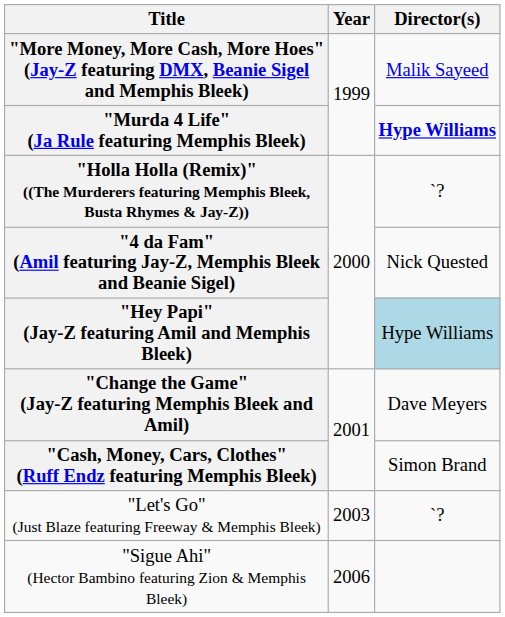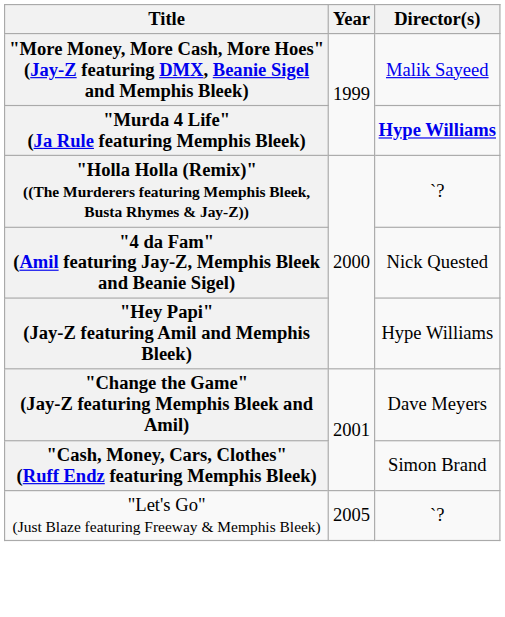(437, 333) lightblue background -> (437, 333) no background
(351, 515) 2003 -> (351, 515) 2005
- row: (167, 576)
